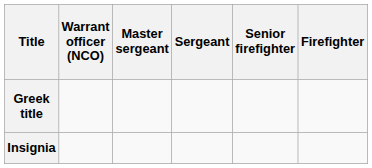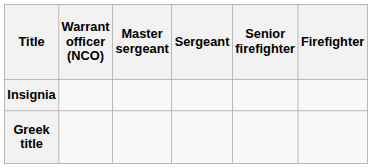rows swapped: (32, 106) <-> (32, 148)
